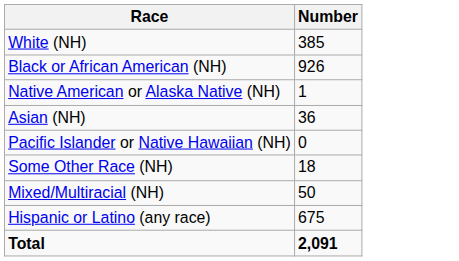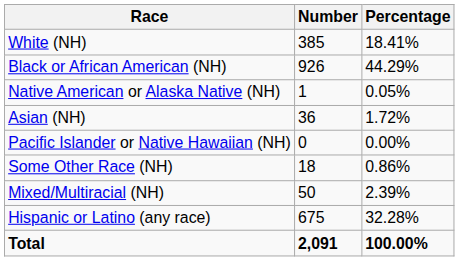+ column: (408, 17)
